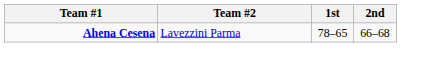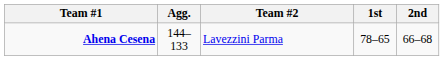+ column: (179, 13)
